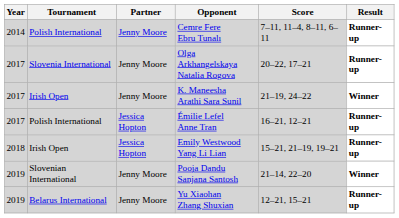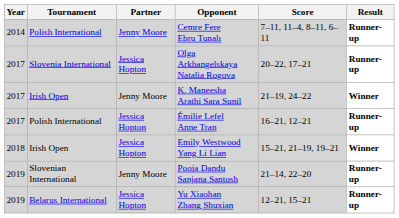(143, 64) Jenny Moore -> (132, 64) Jessica Hopton
(365, 148) Runner-up -> (364, 148) Winner
(364, 174) Winner -> (365, 174) Runner-up
(143, 200) Jenny Moore -> (132, 200) Jessica Hopton
